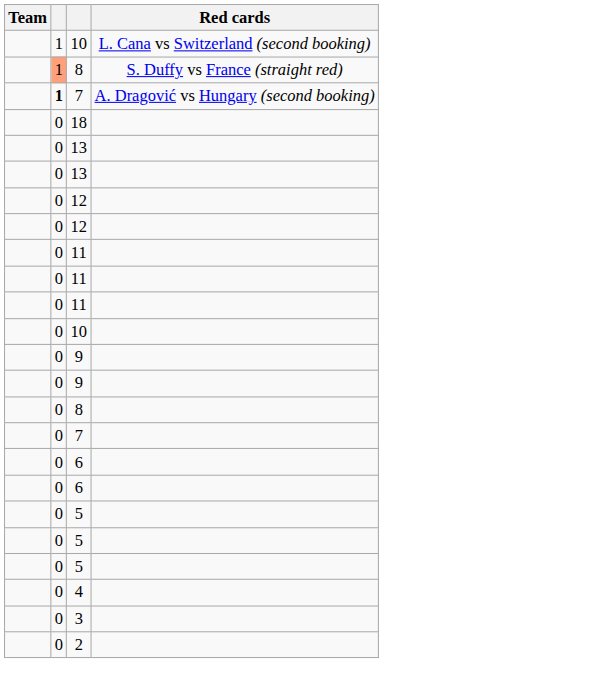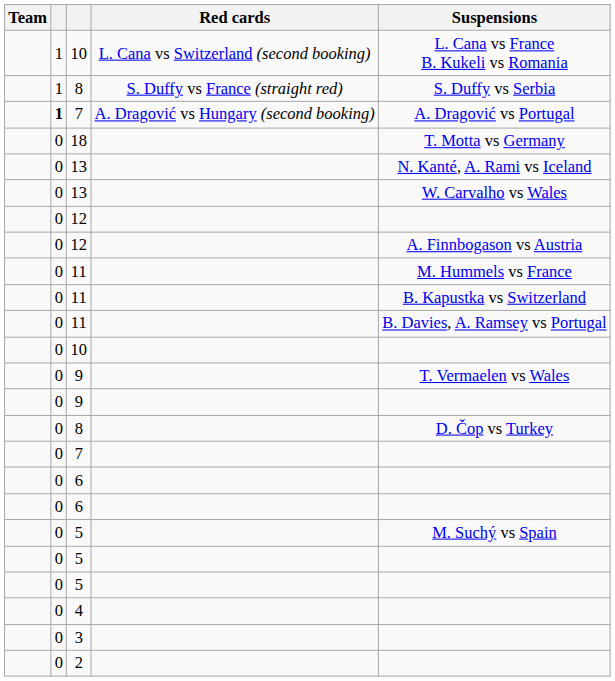+ column: (494, 17)
(59, 69) lightsalmon background -> (59, 88) no background
